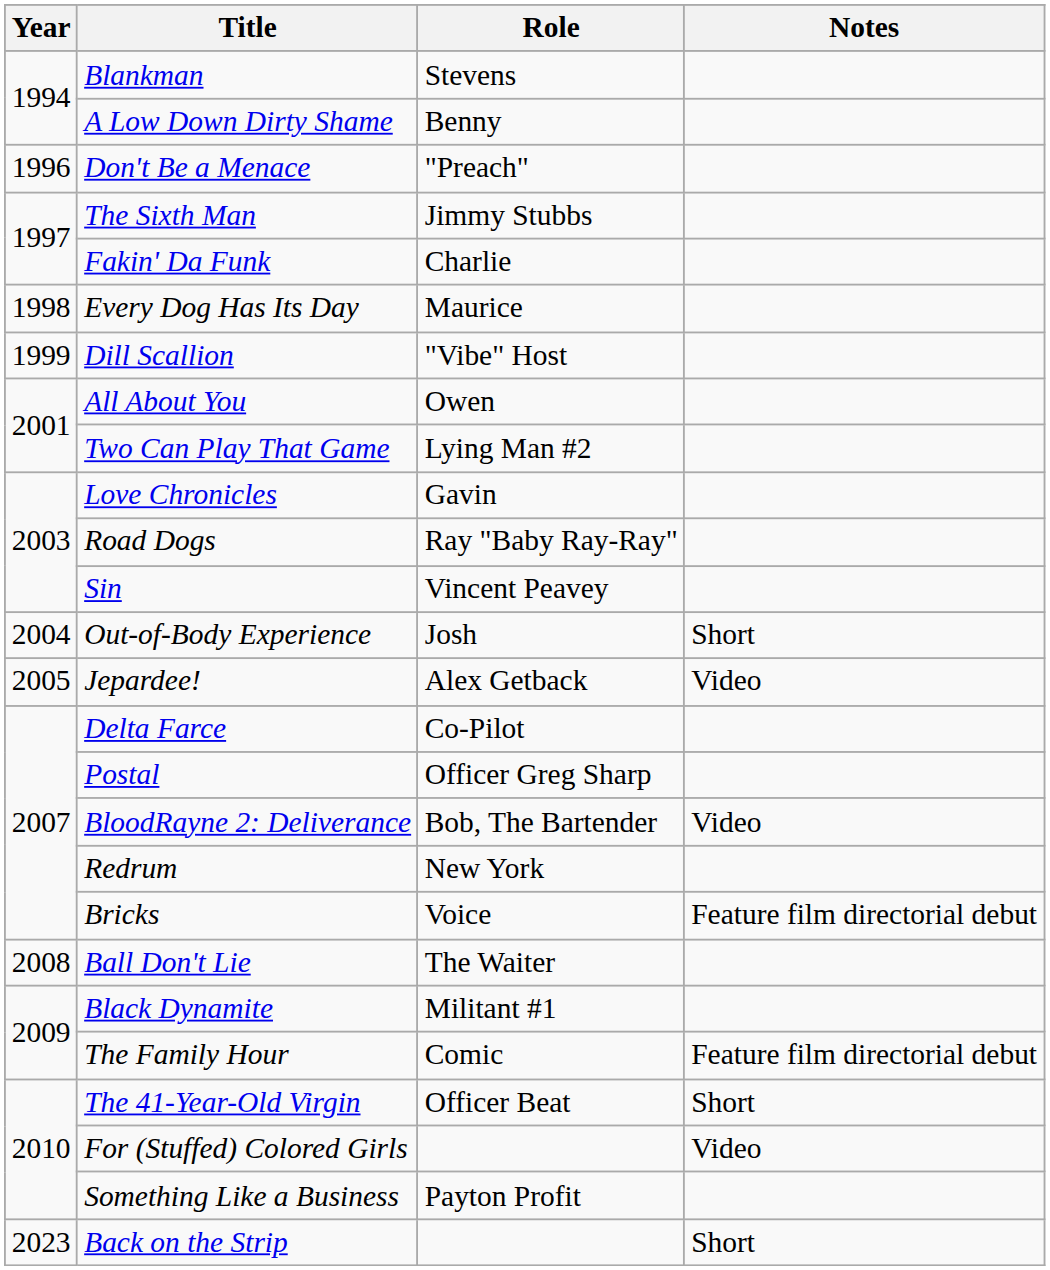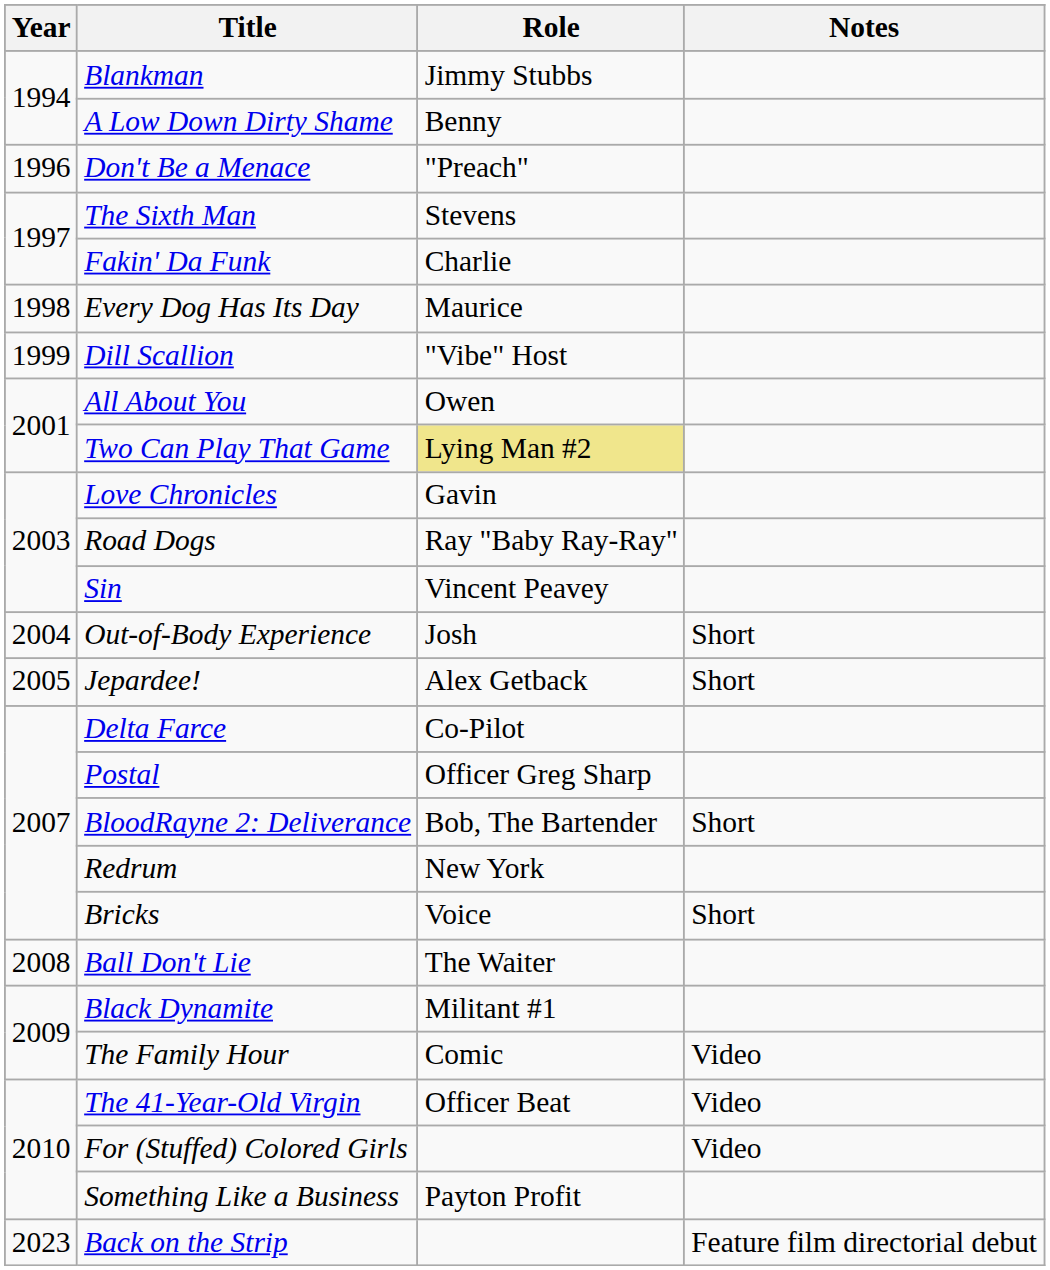(470, 74) Stevens -> (509, 74) Jimmy Stubbs
(509, 214) Jimmy Stubbs -> (470, 214) Stevens
(508, 448) no background -> (508, 448) khaki background
(726, 681) Video -> (723, 681) Short
(726, 821) Video -> (723, 821) Short
(864, 914) Feature film directorial debut -> (723, 914) Short
(864, 1055) Feature film directorial debut -> (726, 1055) Video
(723, 1101) Short -> (726, 1101) Video
(723, 1241) Short -> (864, 1241) Feature film directorial debut
